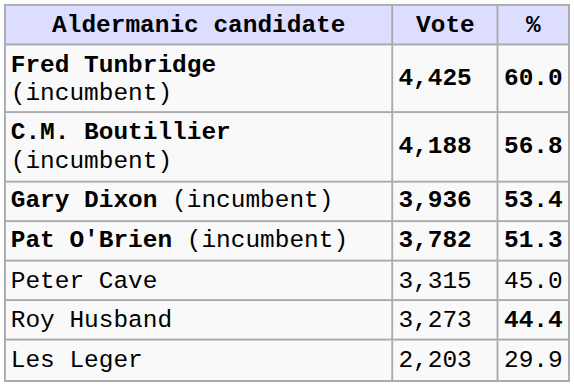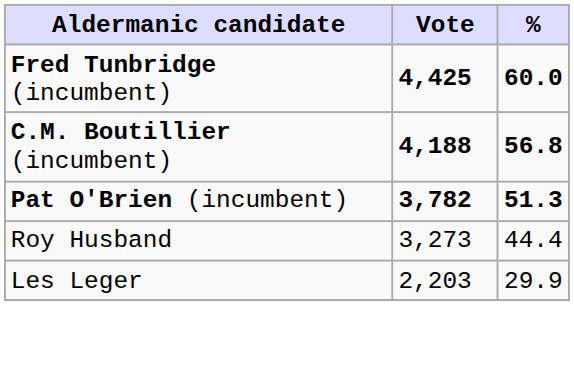- row: (172, 201)
- row: (84, 280)
(533, 320) bold -> (533, 241) normal
